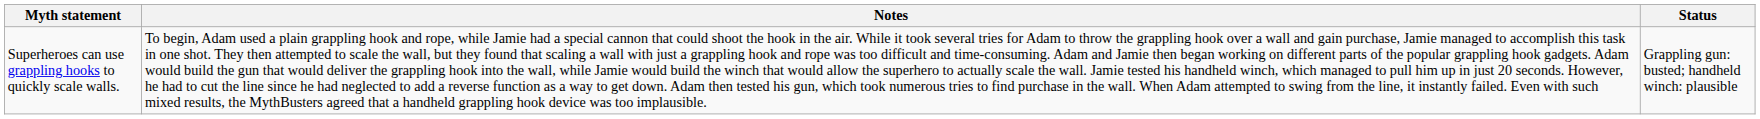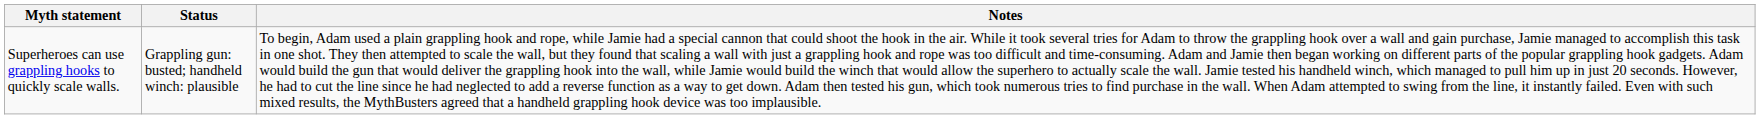columns swapped: (1698, 15) <-> (891, 15)
